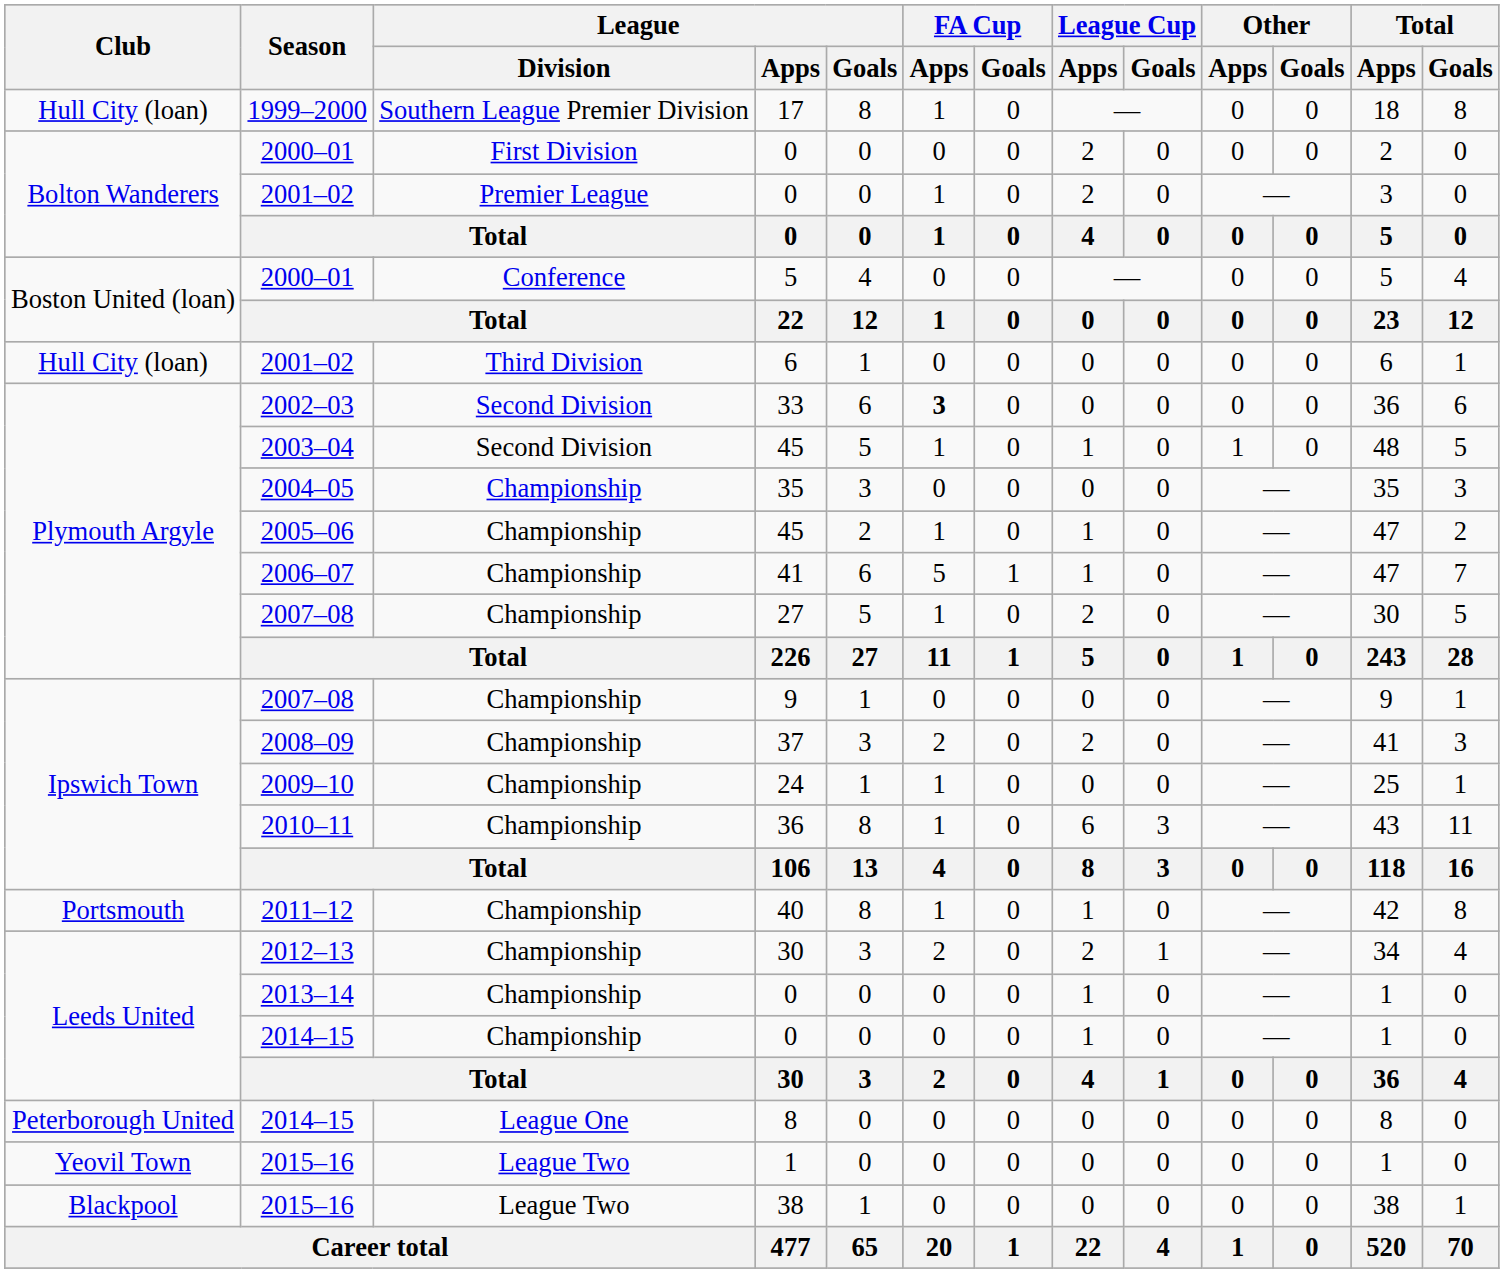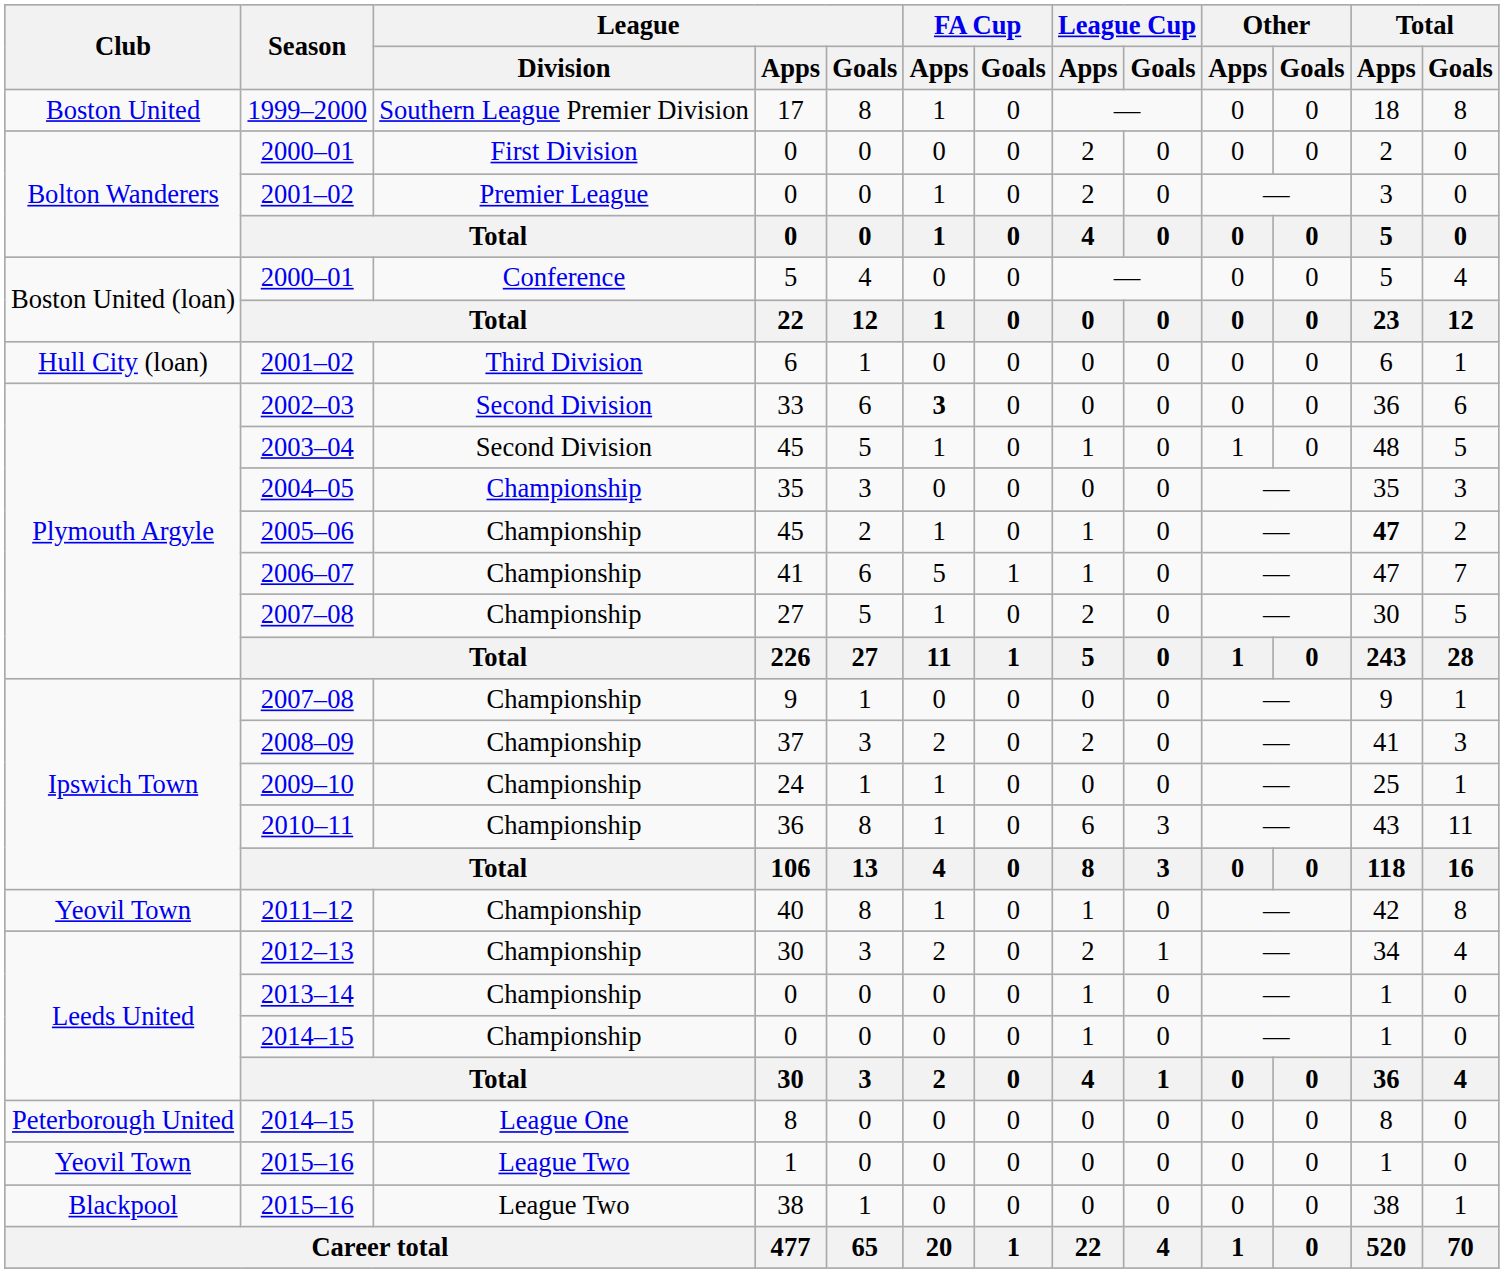(123, 109) Hull City (loan) -> (123, 109) Boston United
(1386, 531) normal -> (1386, 531) bold
(123, 910) Portsmouth -> (123, 910) Yeovil Town
